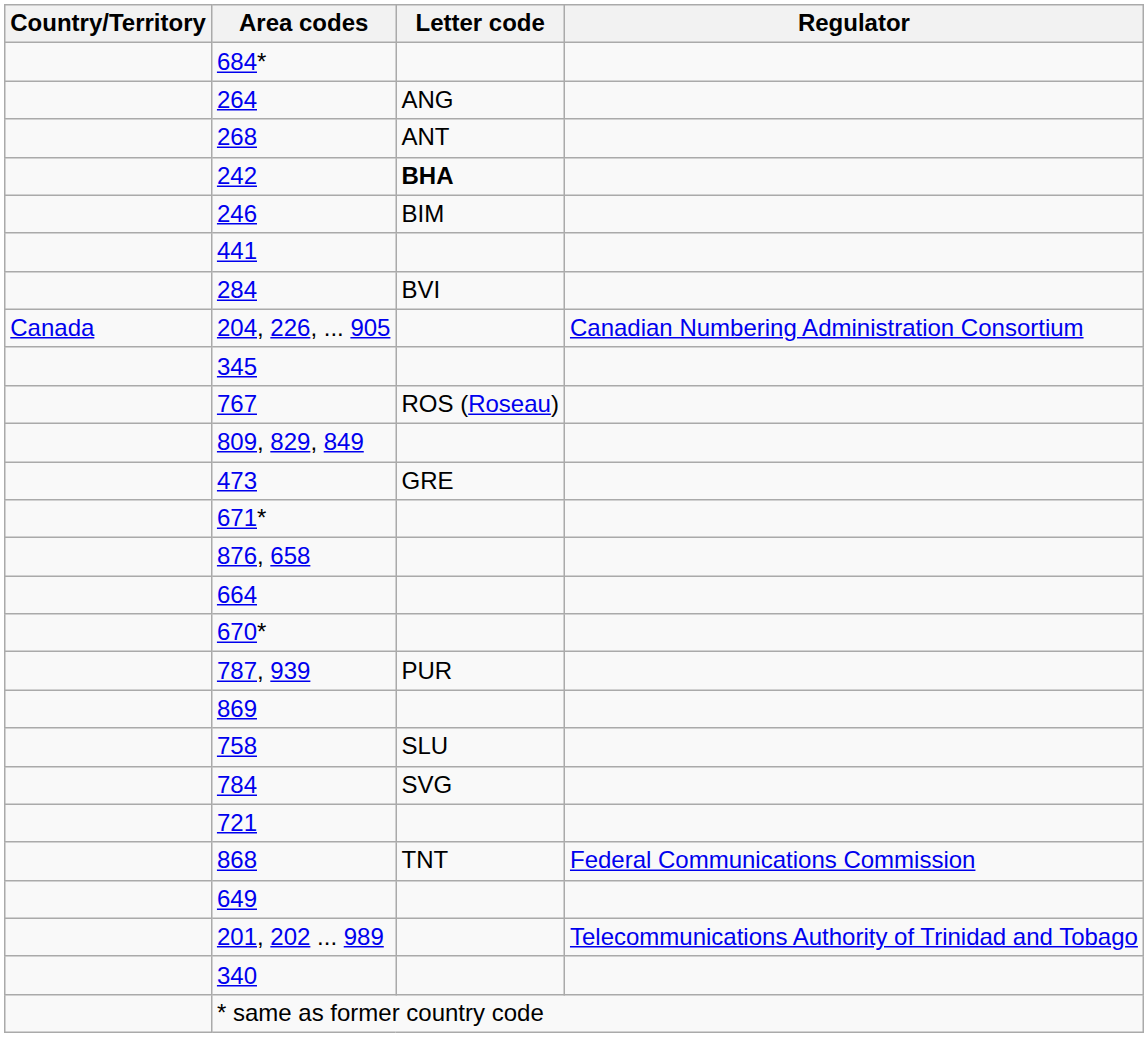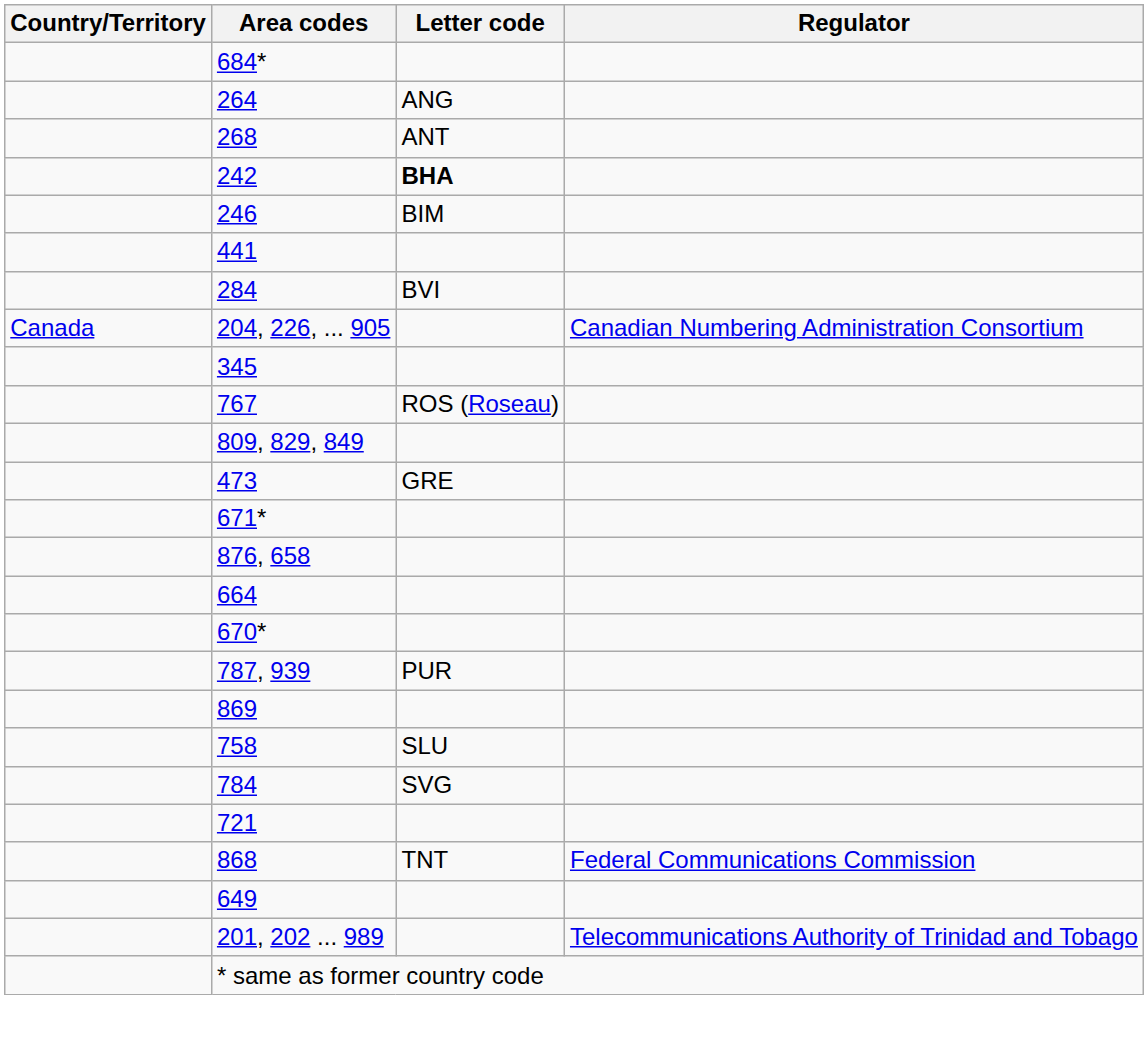- row: (237, 975)
